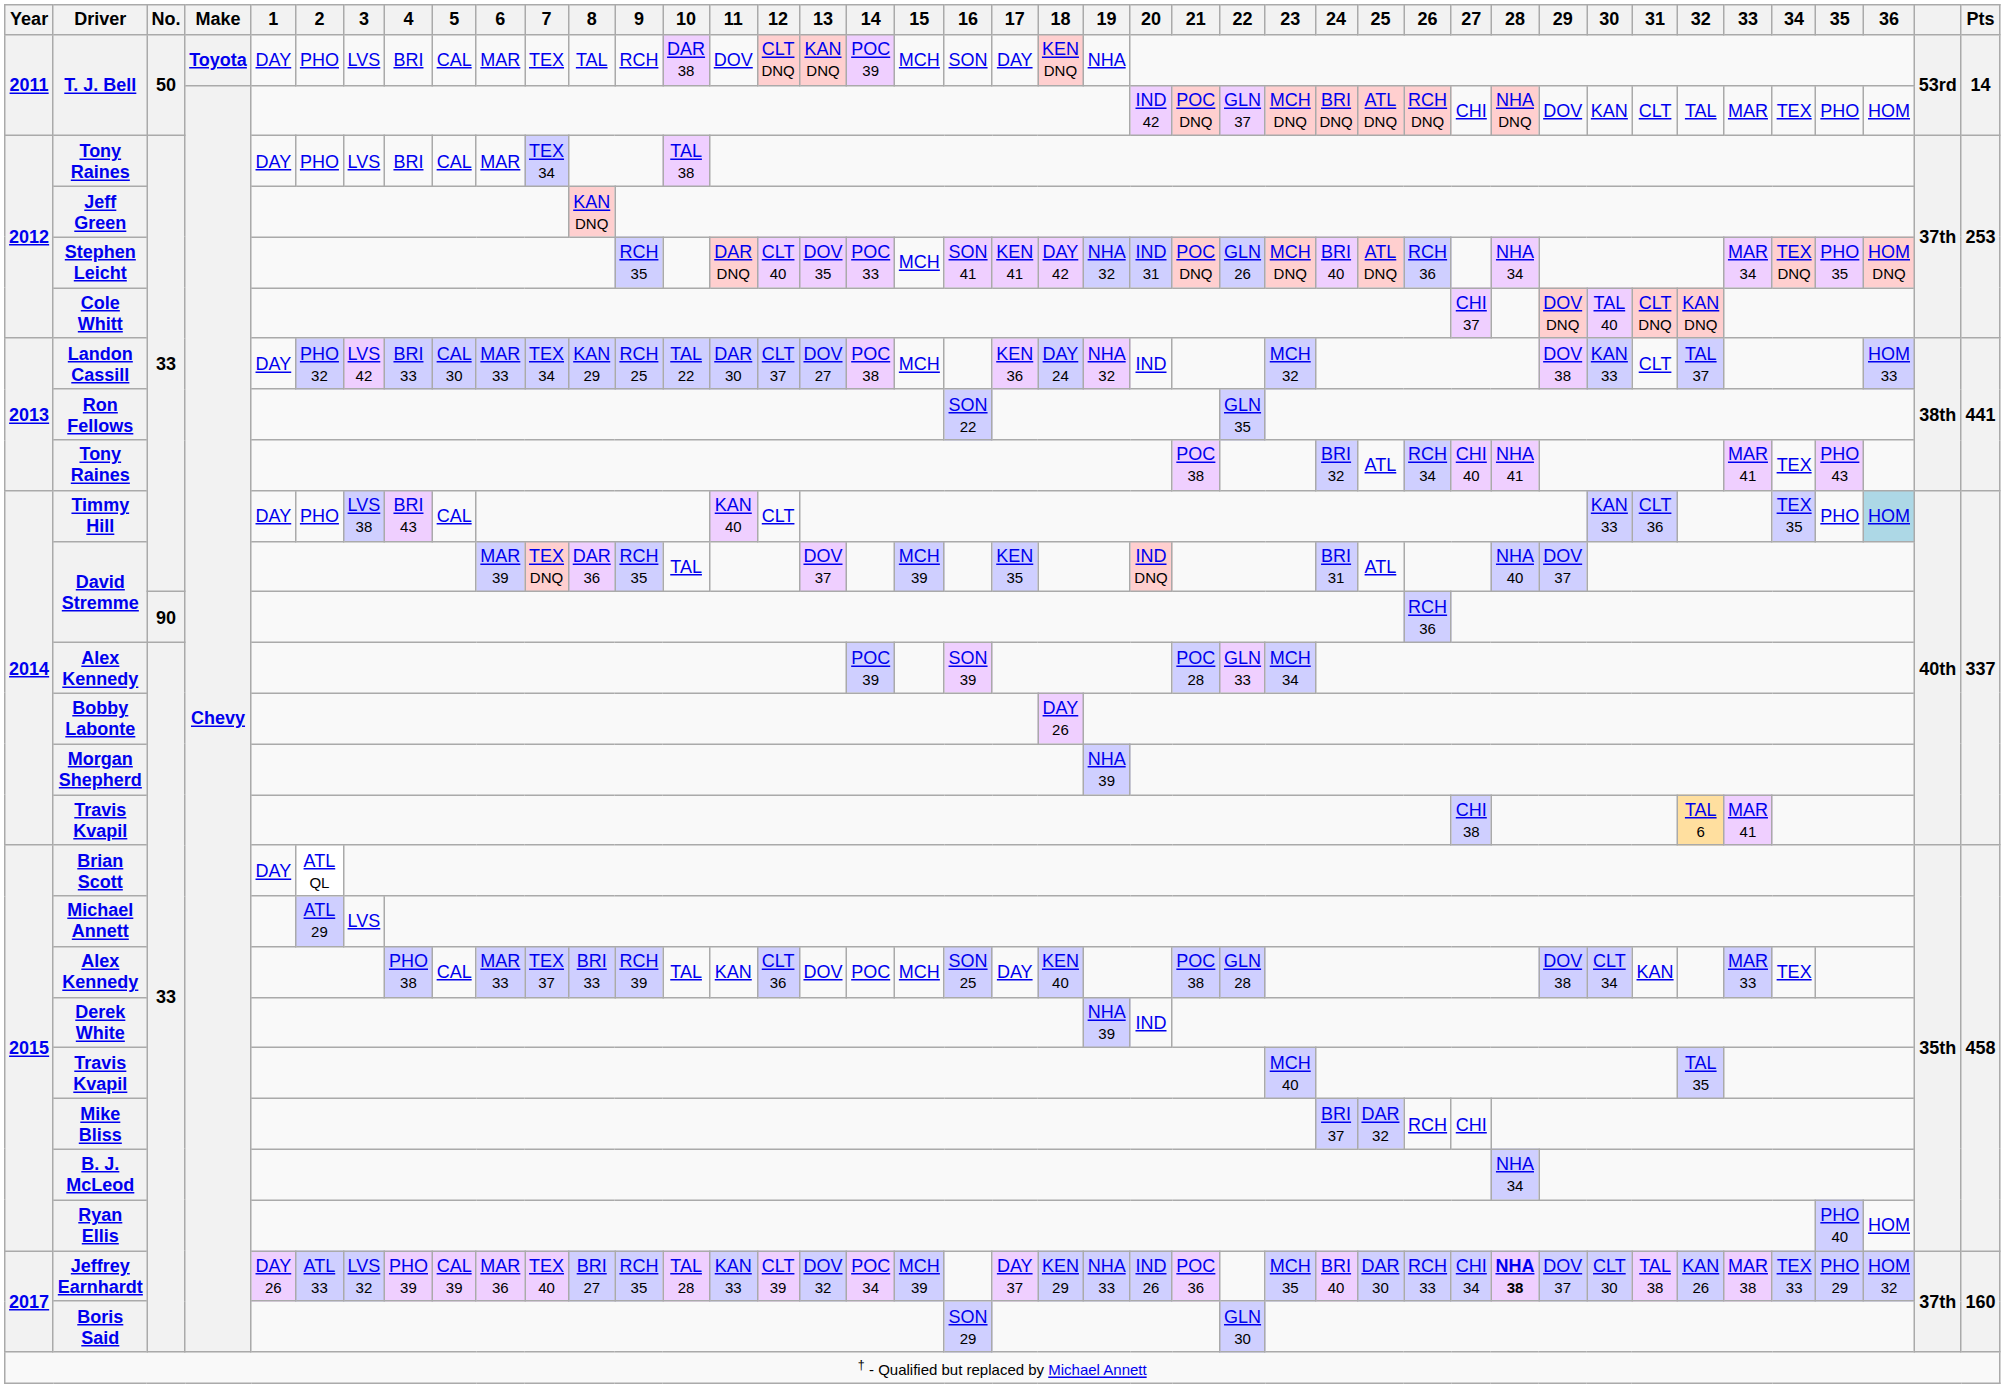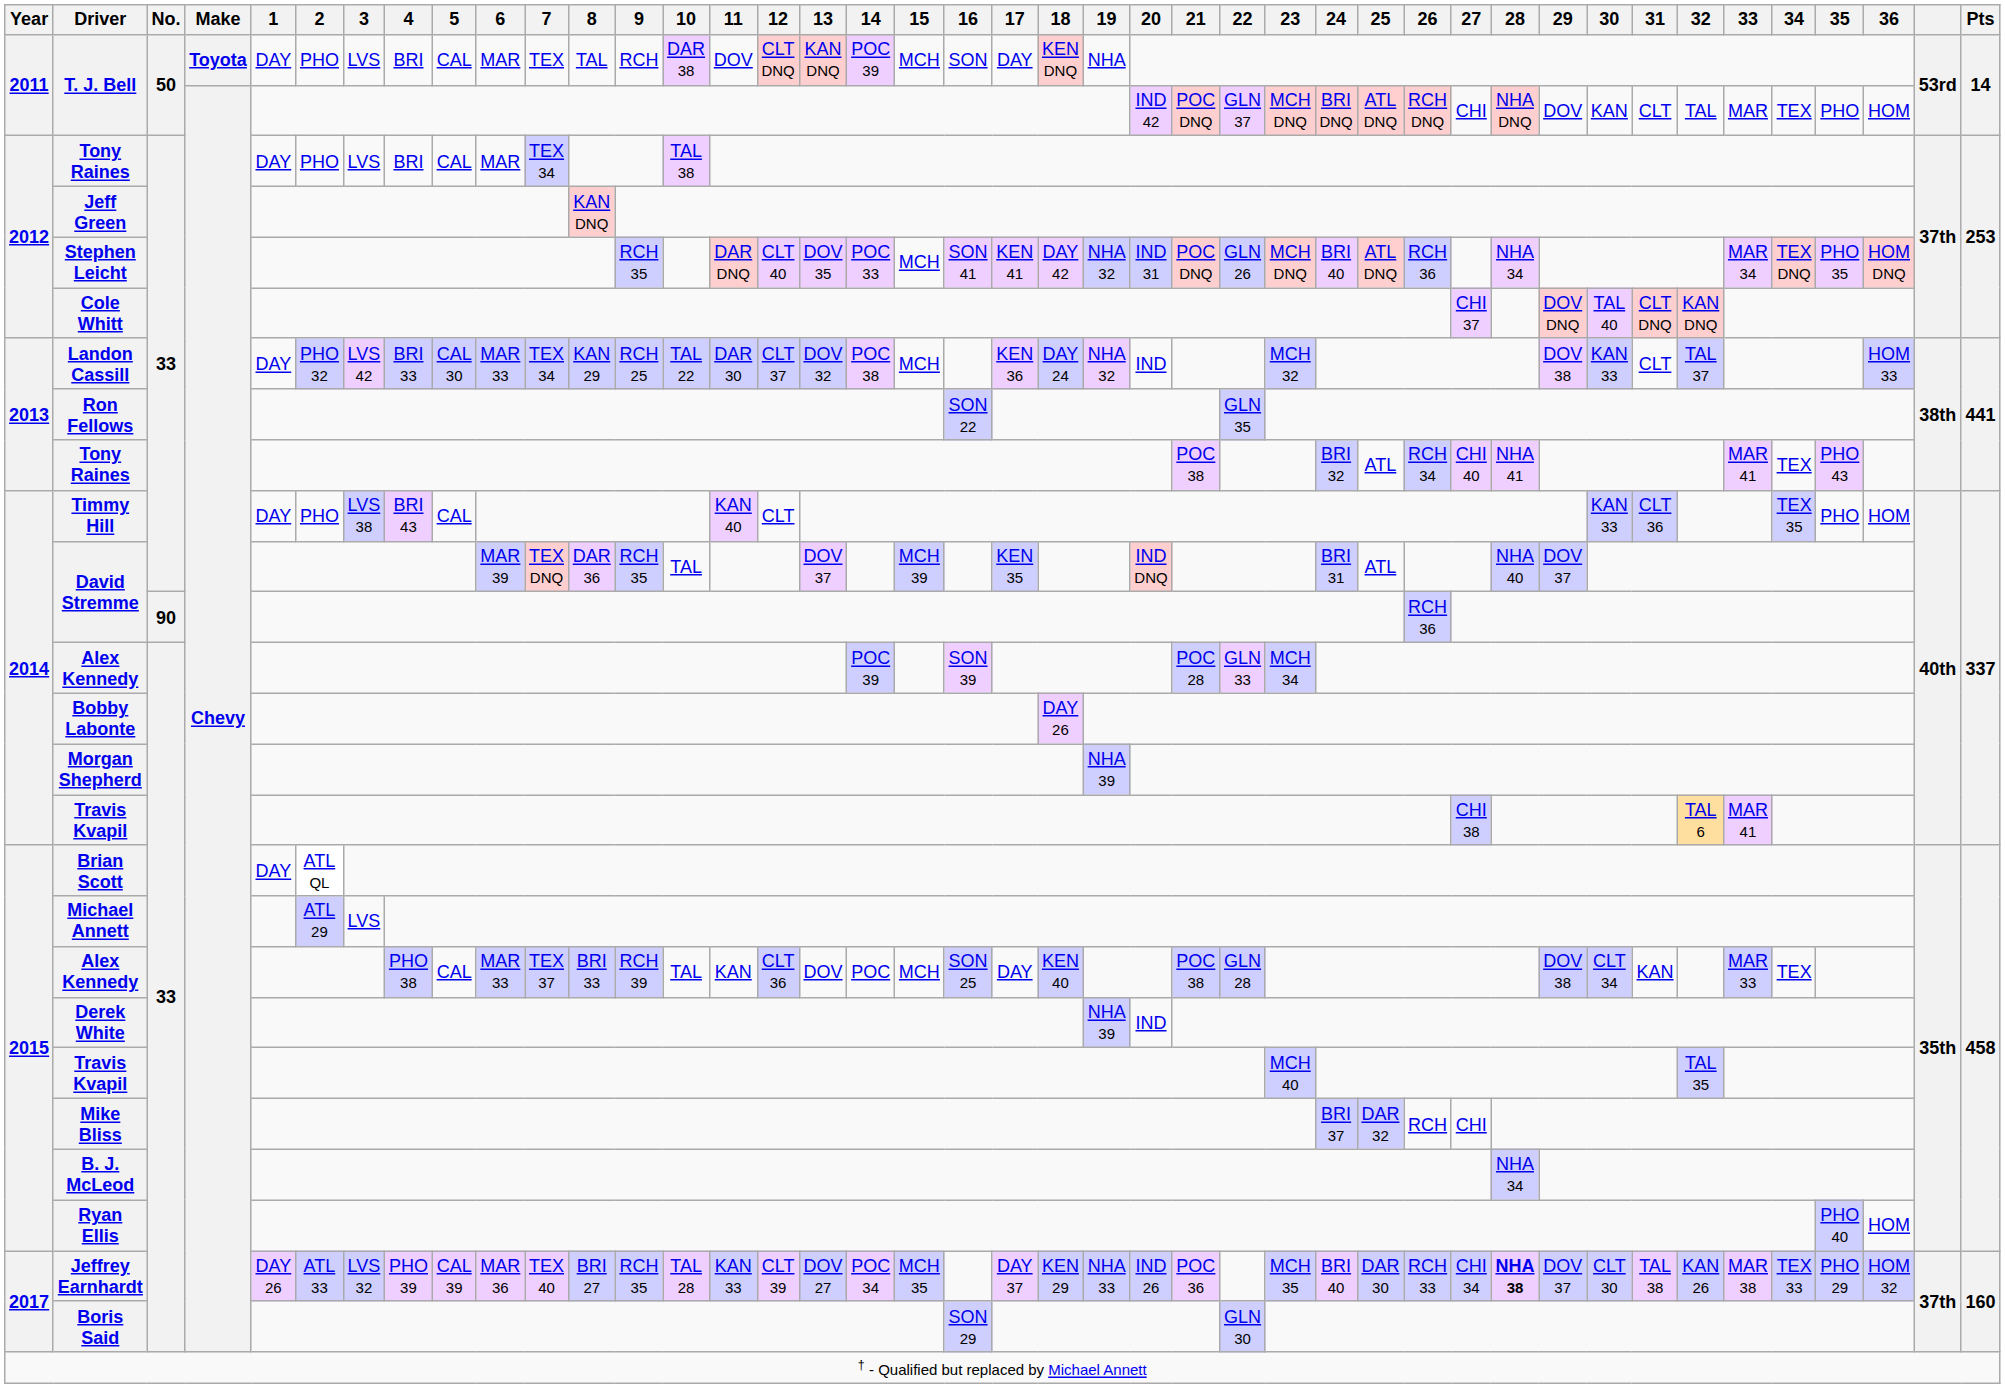(823, 363) DOV 27 -> (823, 363) DOV 32
(1889, 516) lightblue background -> (1889, 516) no background
(823, 1275) DOV 32 -> (823, 1275) DOV 27
(919, 1275) MCH 39 -> (919, 1275) MCH 35
